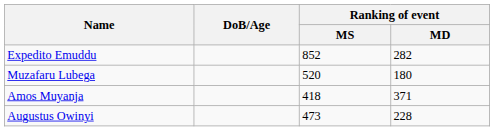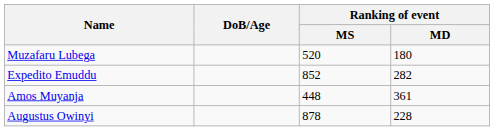rows swapped: (52, 55) <-> (51, 75)
(311, 96) 418 -> (311, 96) 448
(403, 96) 371 -> (403, 96) 361
(311, 116) 473 -> (311, 116) 878
